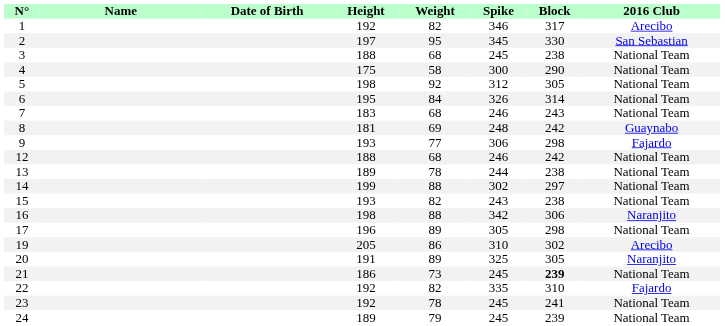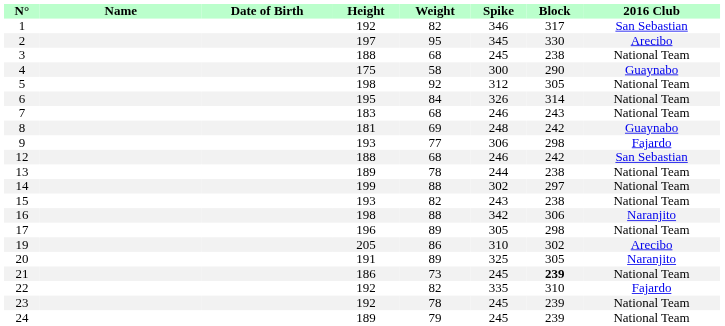(652, 25) Arecibo -> (652, 25) San Sebastian
(652, 40) San Sebastian -> (652, 40) Arecibo
(652, 69) National Team -> (652, 69) Guaynabo
(652, 157) National Team -> (652, 157) San Sebastian
(555, 302) 241 -> (555, 302) 239
